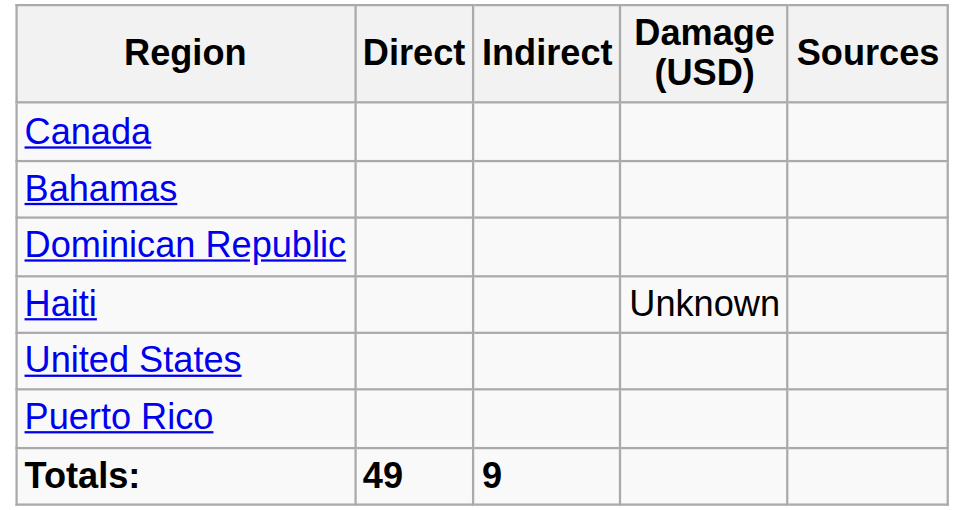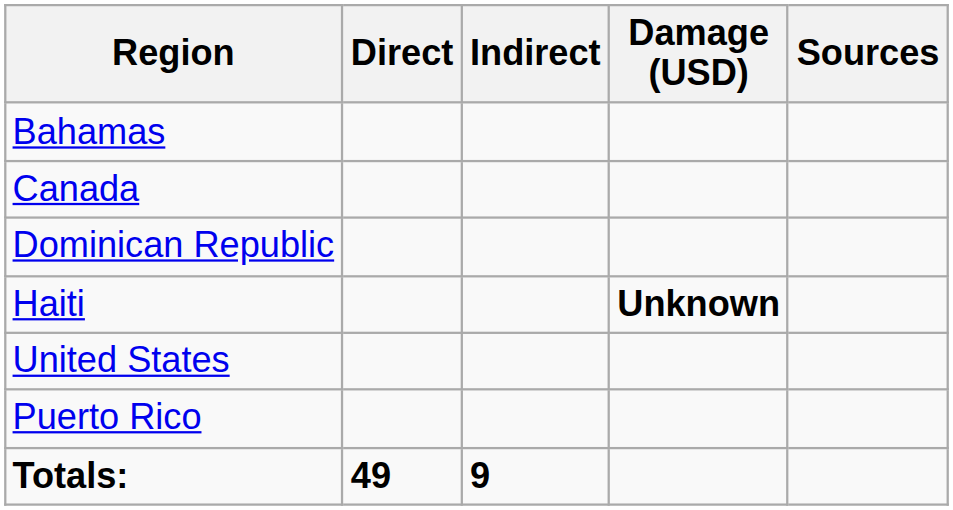rows swapped: (101, 188) <-> (88, 131)
(705, 303) normal -> (699, 303) bold
